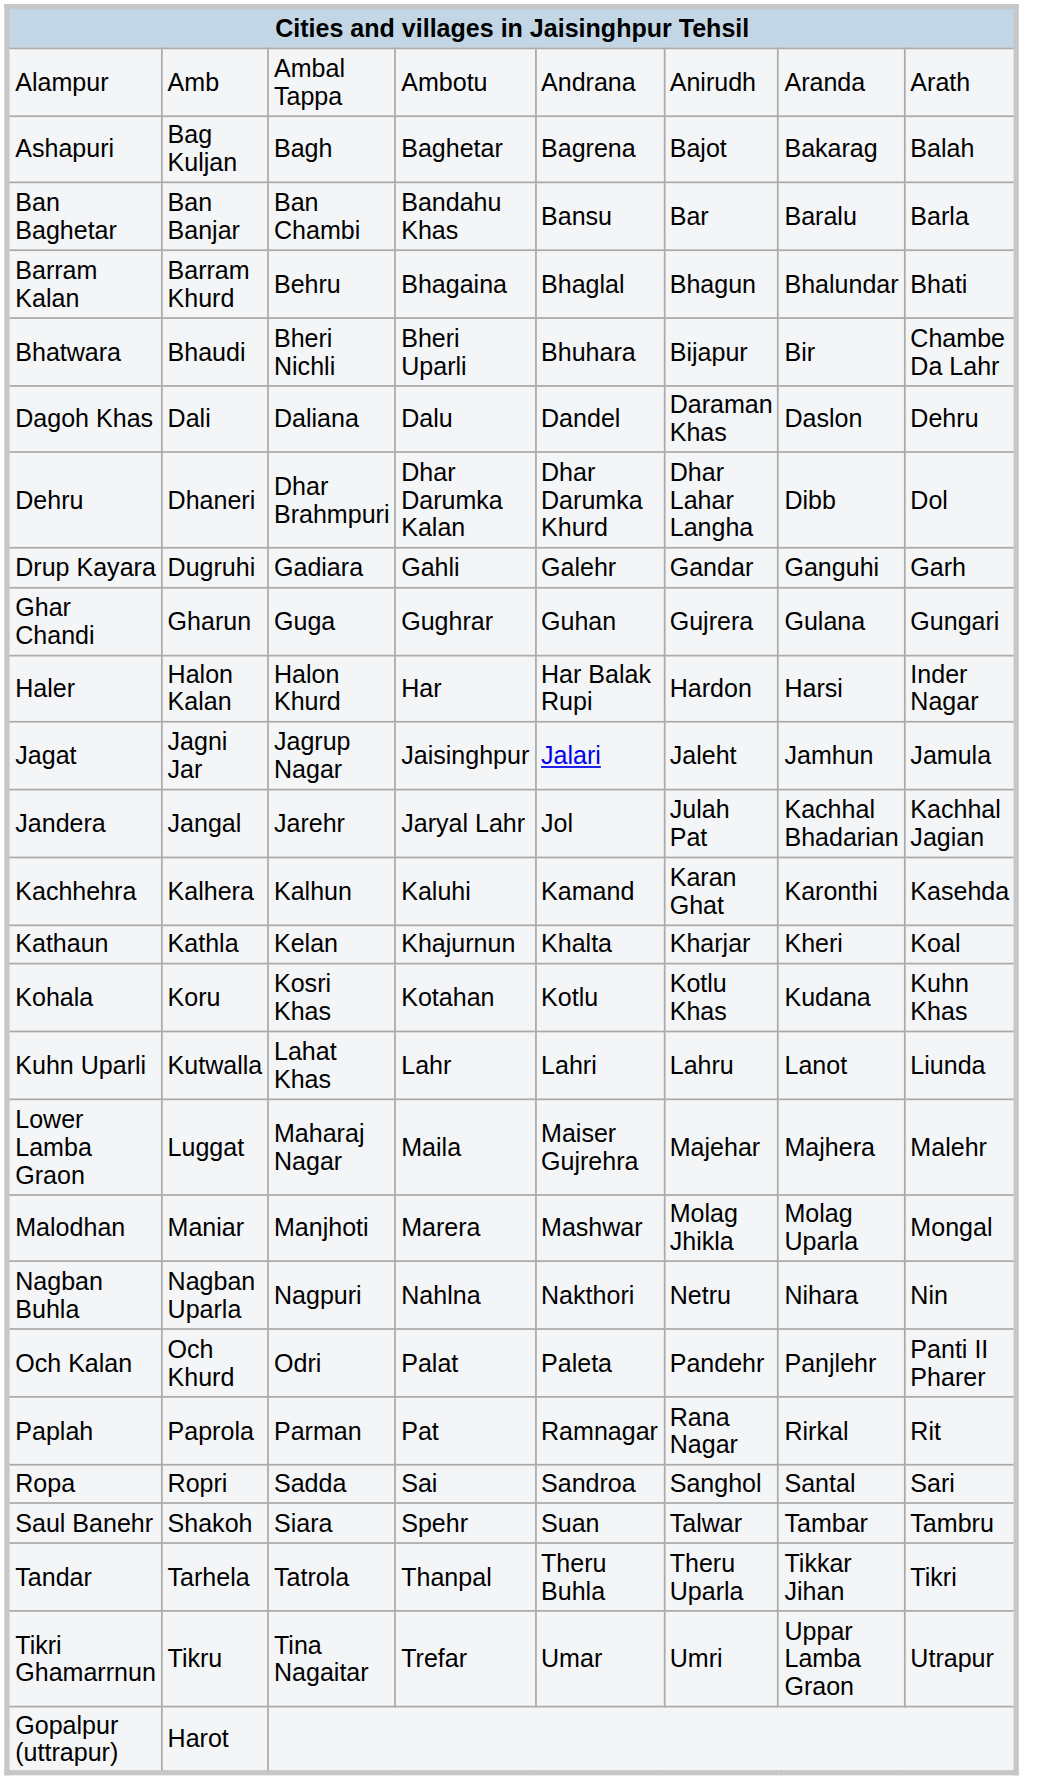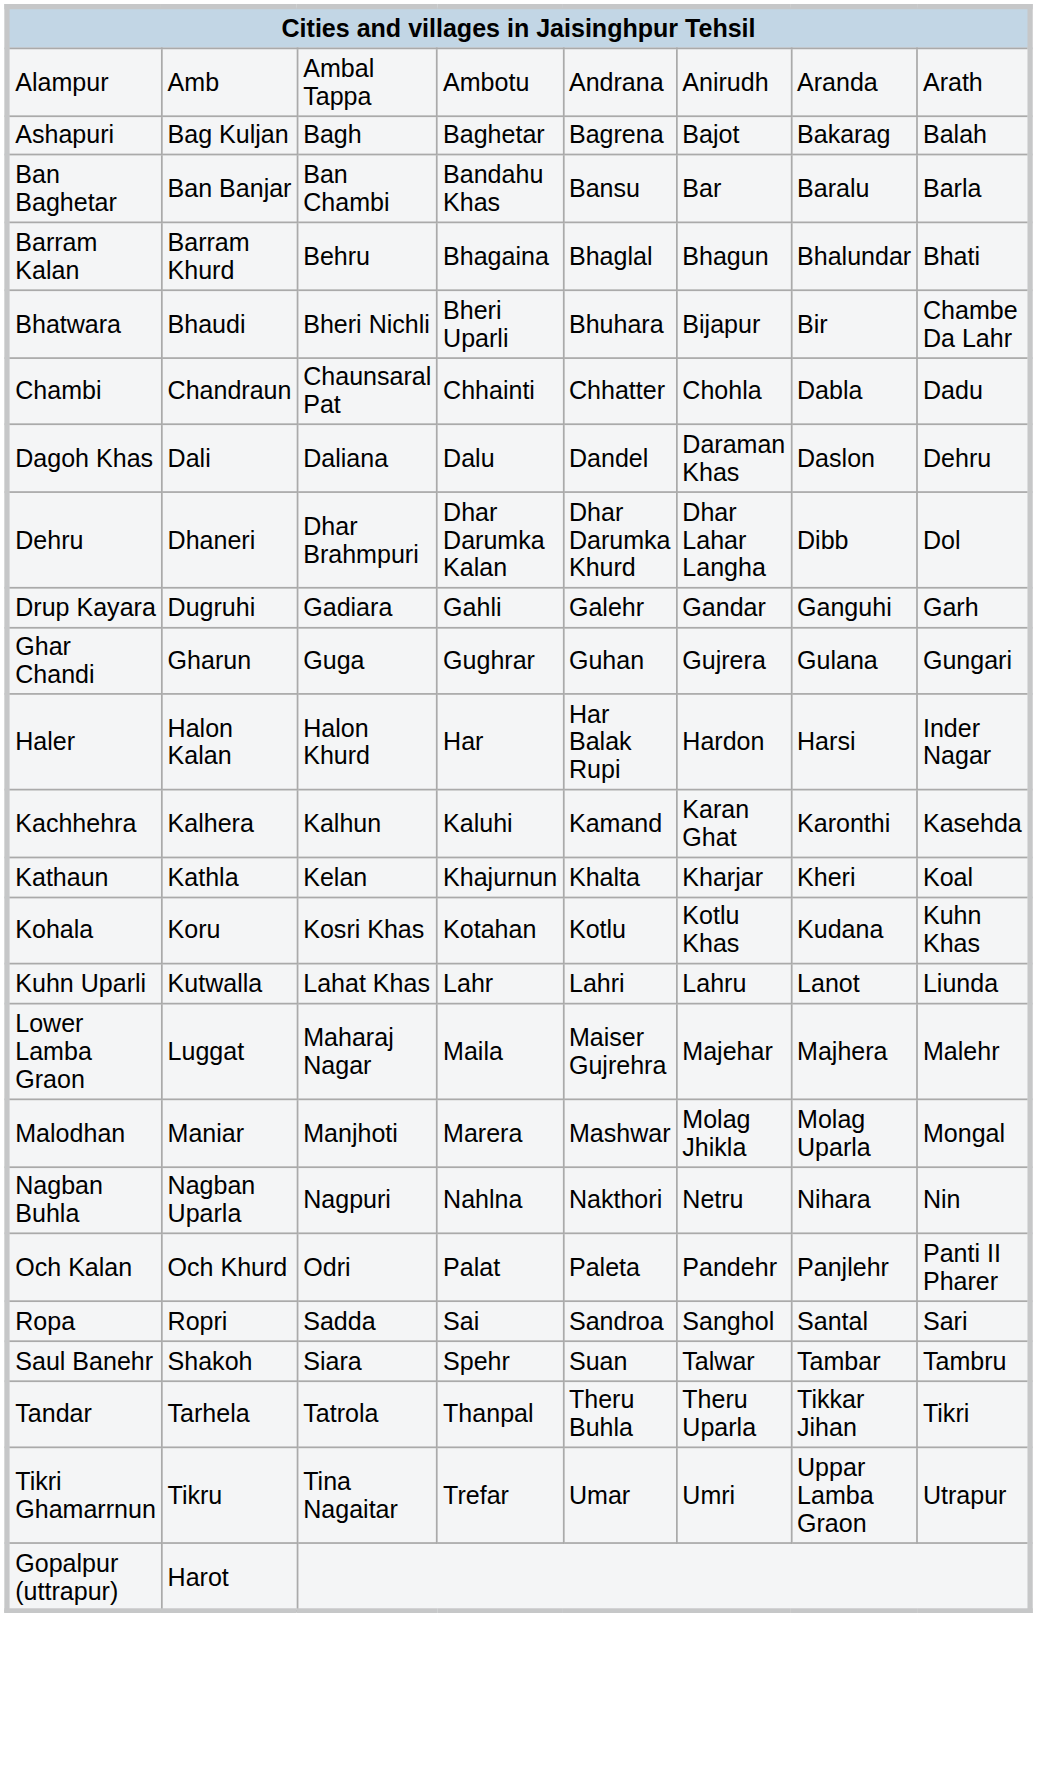+ row: (58, 391)
- row: (46, 756)
- row: (61, 823)
- row: (54, 1430)
